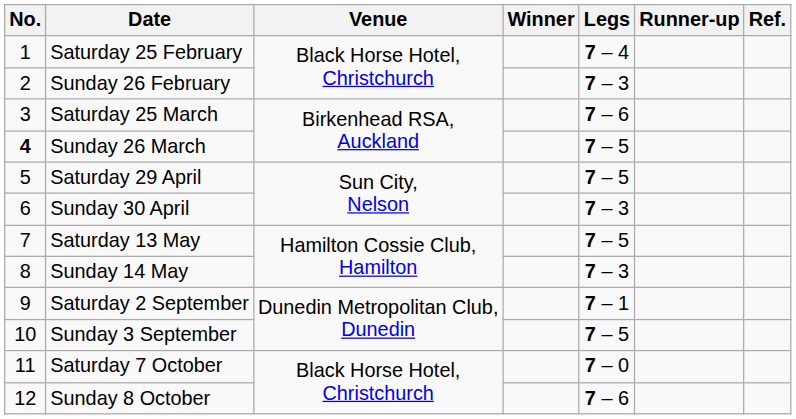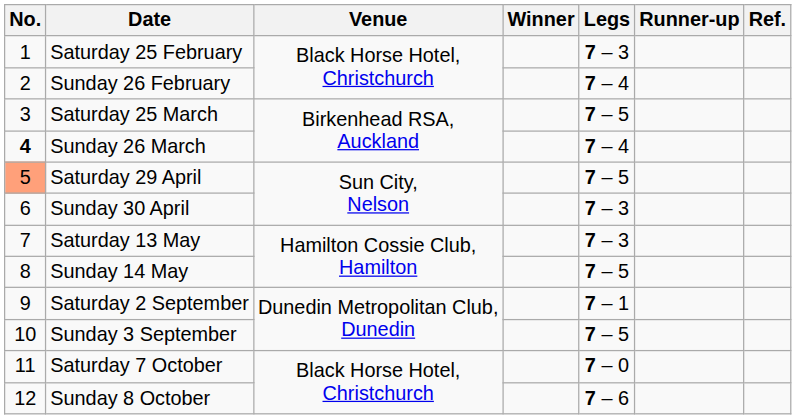(607, 51) 7 – 4 -> (607, 51) 7 – 3
(607, 83) 7 – 3 -> (607, 83) 7 – 4
(607, 114) 7 – 6 -> (607, 114) 7 – 5
(607, 146) 7 – 5 -> (607, 146) 7 – 4
(25, 177) no background -> (25, 177) lightsalmon background
(607, 240) 7 – 5 -> (607, 240) 7 – 3
(607, 271) 7 – 3 -> (607, 271) 7 – 5
